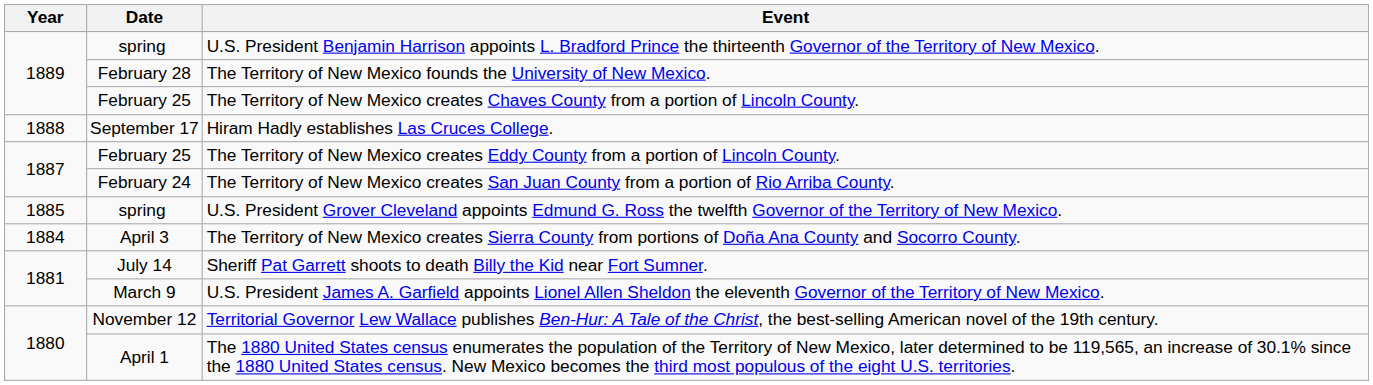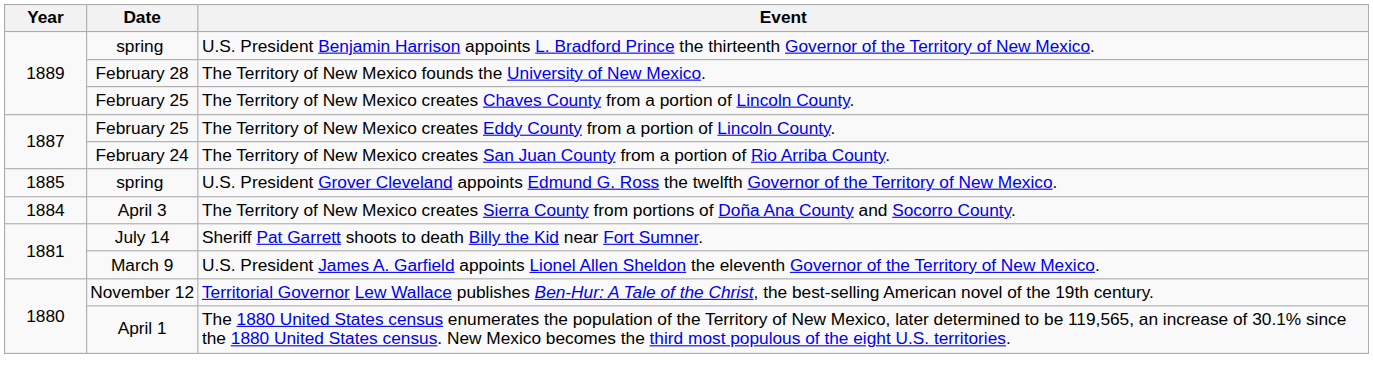- row: (380, 127)
